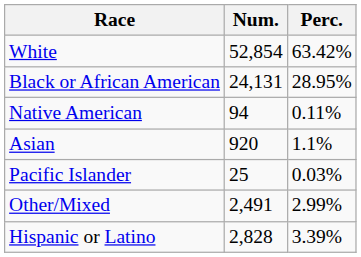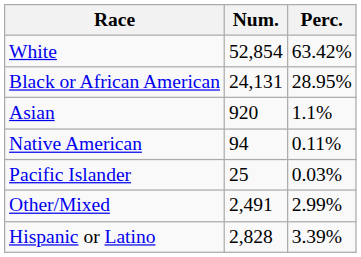rows swapped: (76, 112) <-> (32, 143)
